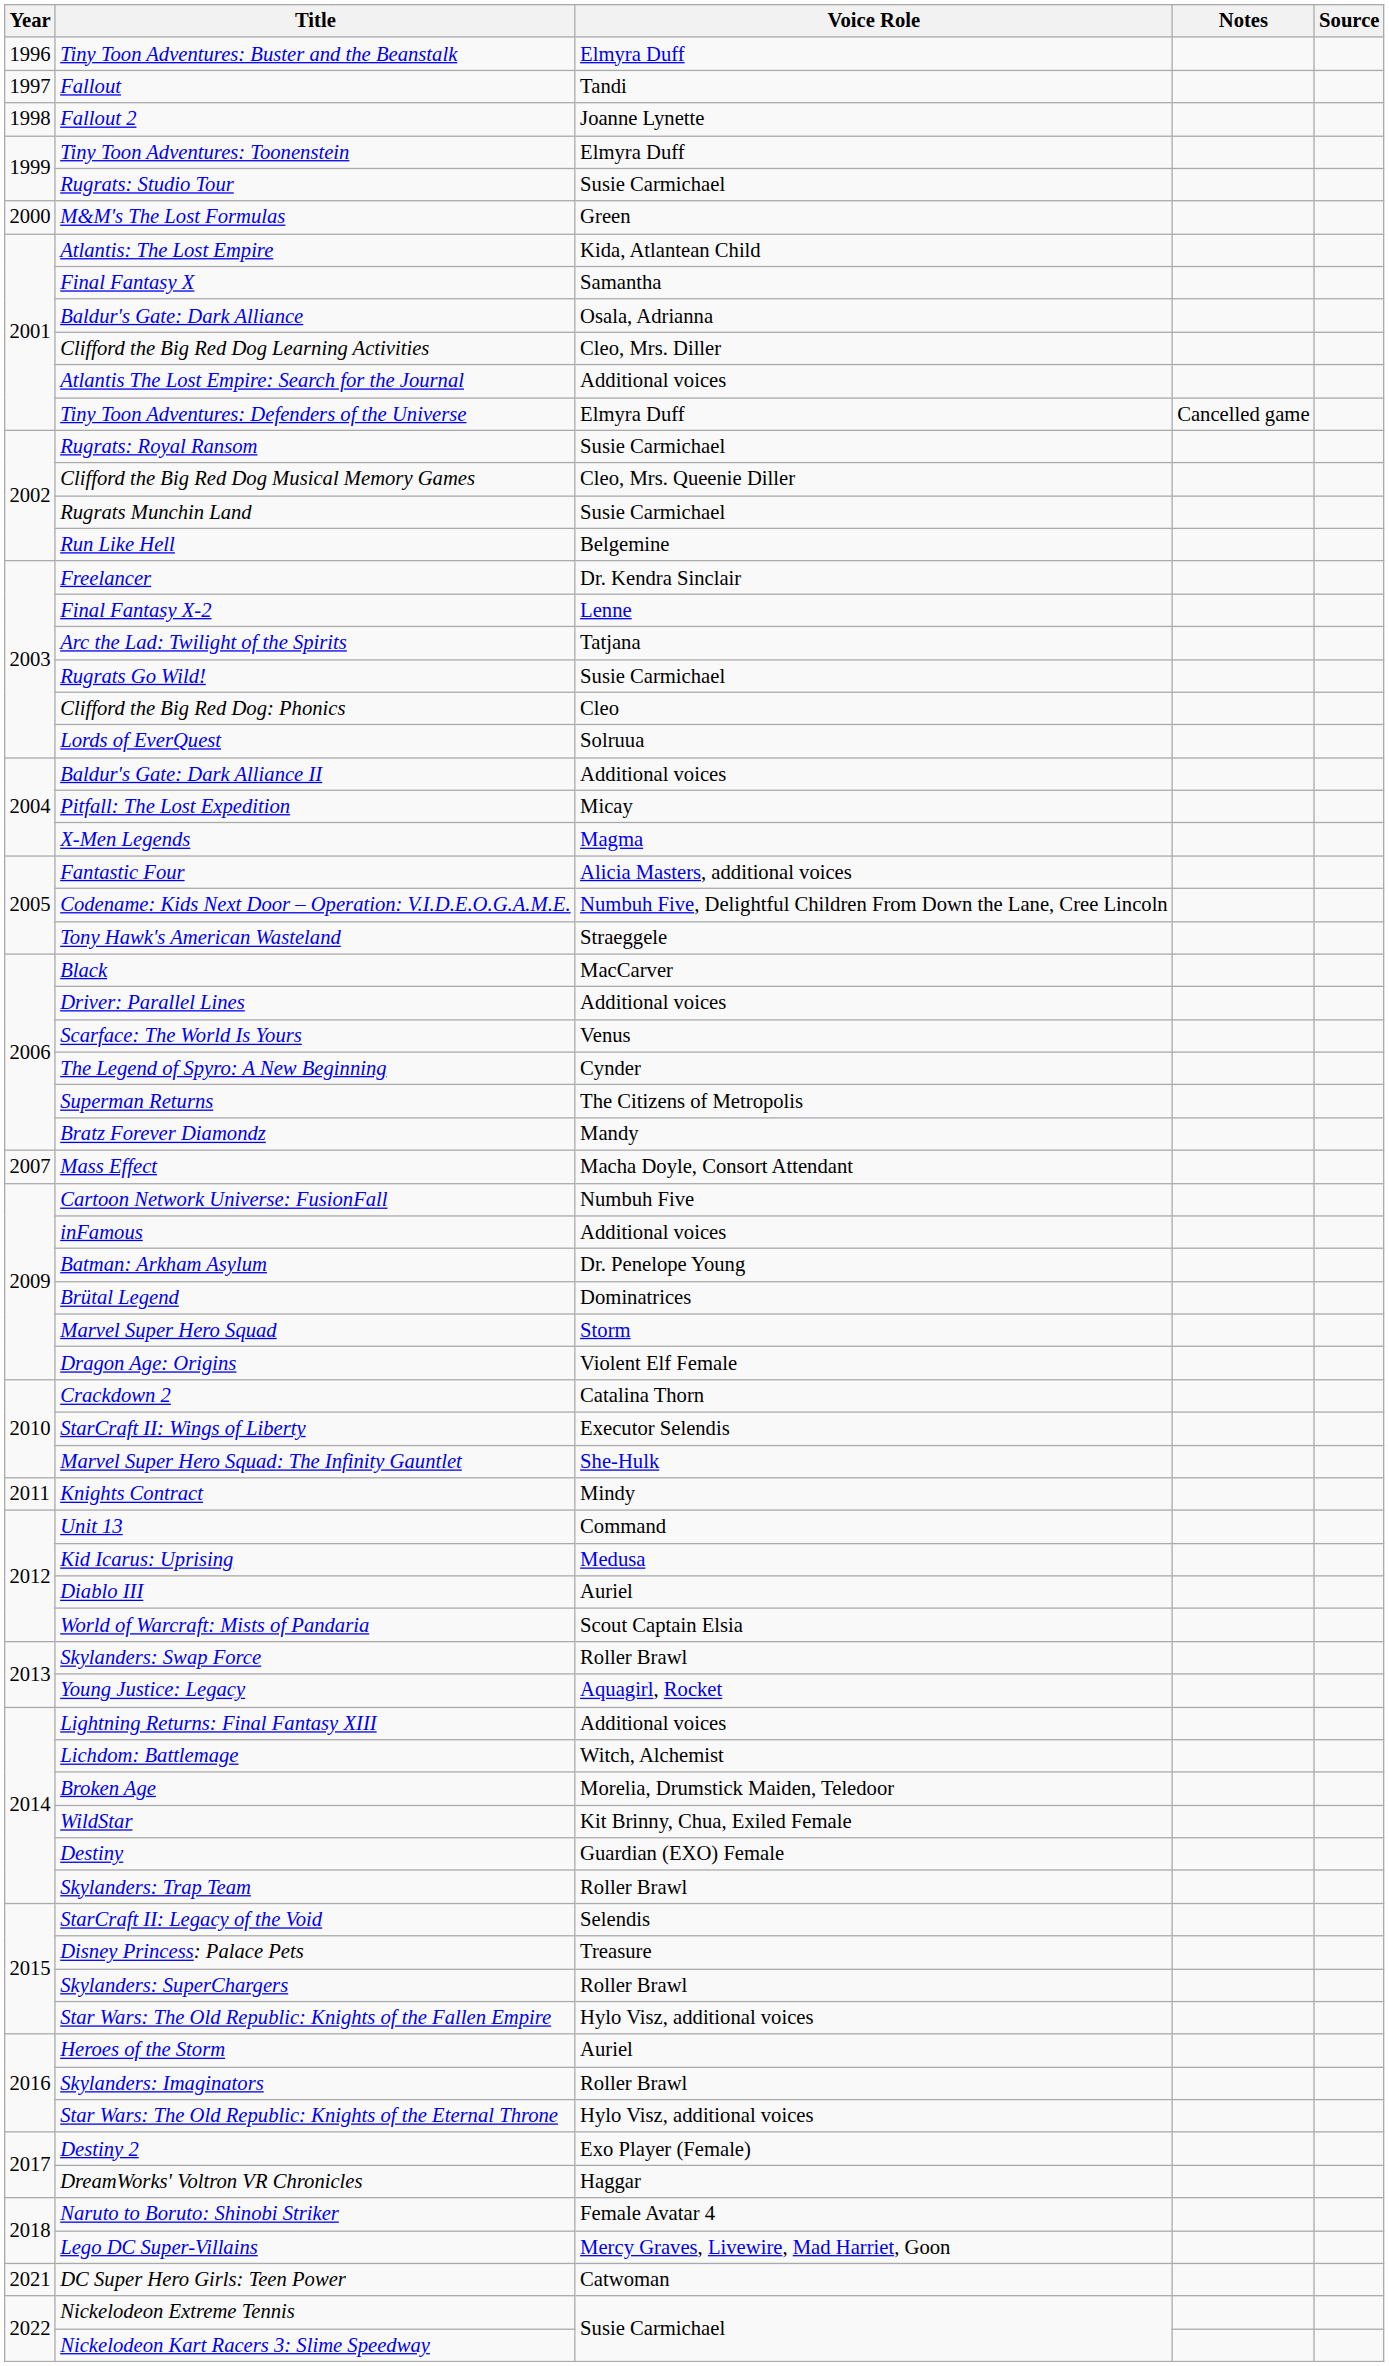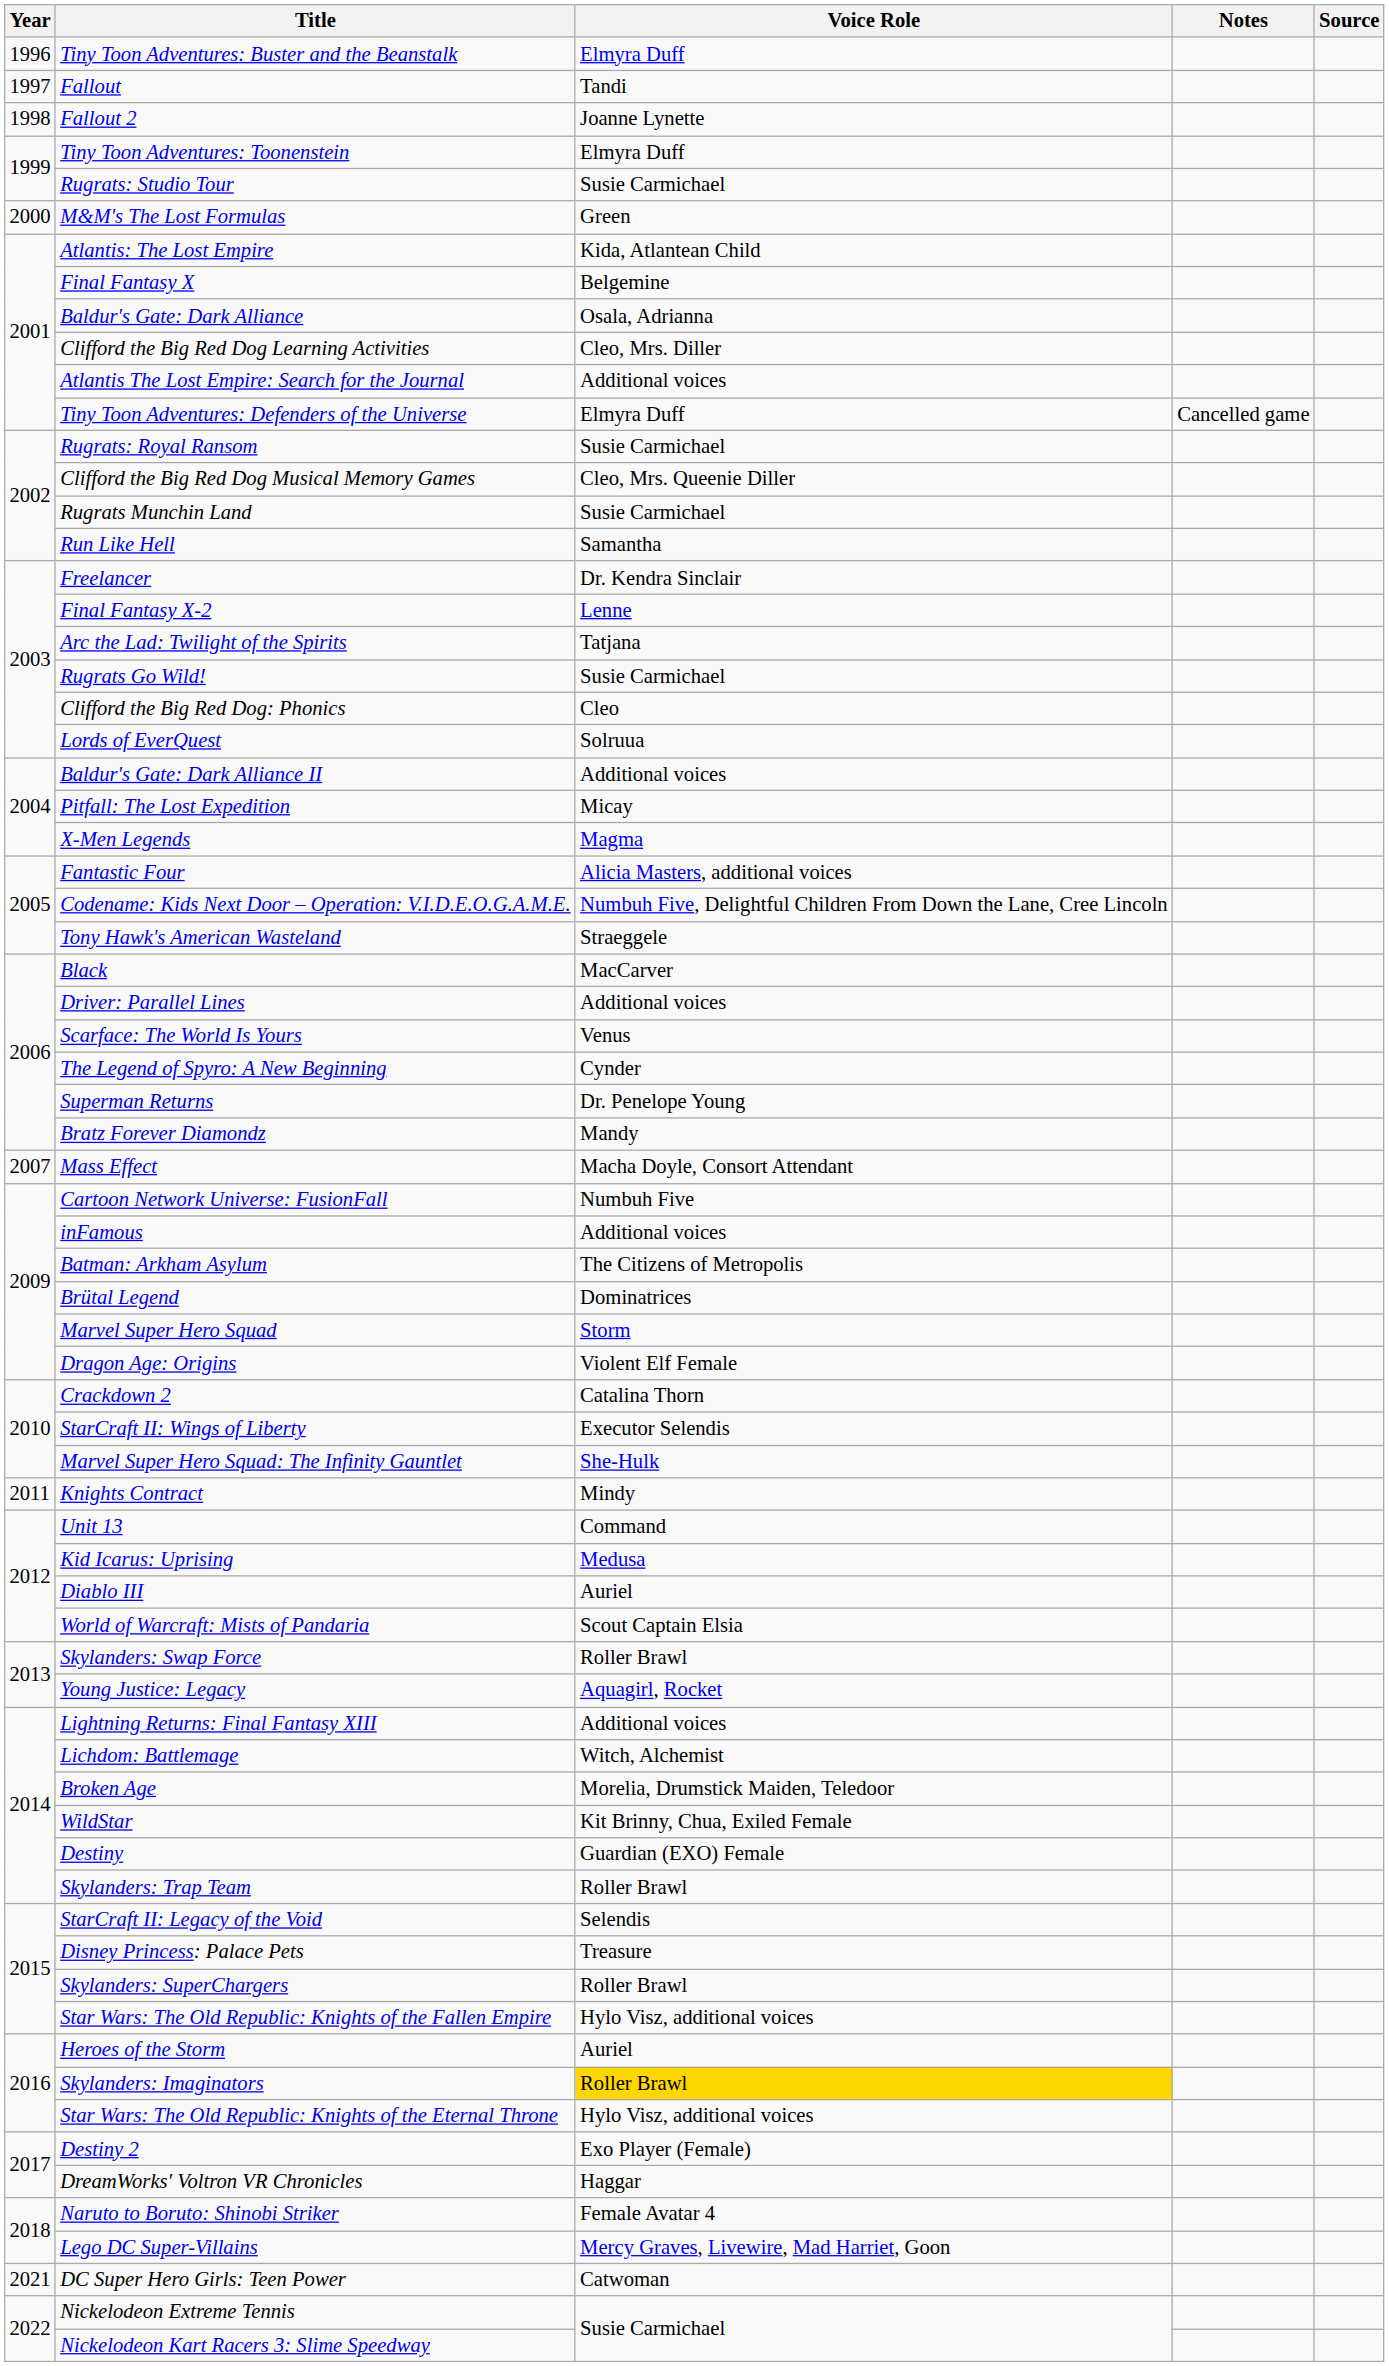(621, 282) Samantha -> (625, 282) Belgemine
(625, 544) Belgemine -> (621, 544) Samantha
(692, 1101) The Citizens of Metropolis -> (663, 1101) Dr. Penelope Young
(663, 1264) Dr. Penelope Young -> (692, 1264) The Citizens of Metropolis
(634, 2083) no background -> (634, 2083) gold background
